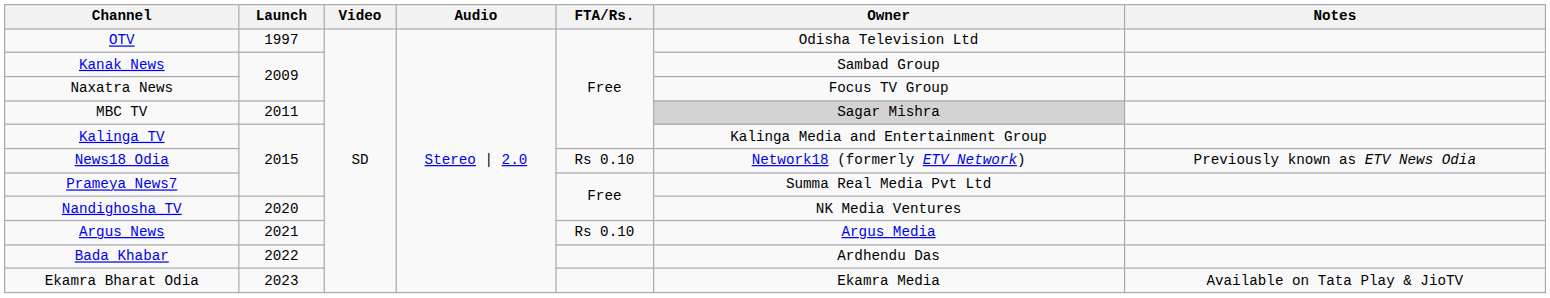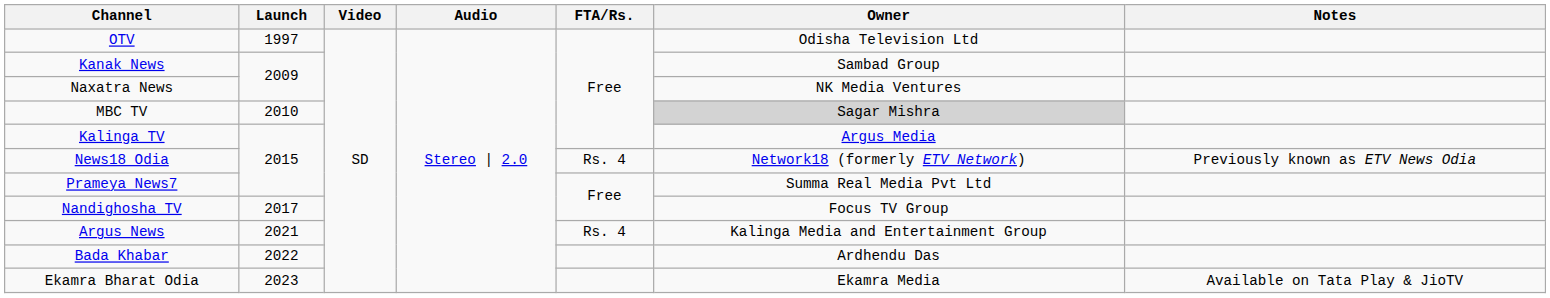(889, 88) Focus TV Group -> (889, 88) NK Media Ventures
(281, 112) 2011 -> (281, 112) 2010
(889, 136) Kalinga Media and Entertainment Group -> (889, 136) Argus Media
(604, 160) Rs 0.10 -> (604, 160) Rs. 4
(281, 208) 2020 -> (281, 208) 2017
(889, 208) NK Media Ventures -> (889, 208) Focus TV Group
(604, 232) Rs 0.10 -> (604, 232) Rs. 4
(889, 232) Argus Media -> (889, 232) Kalinga Media and Entertainment Group
